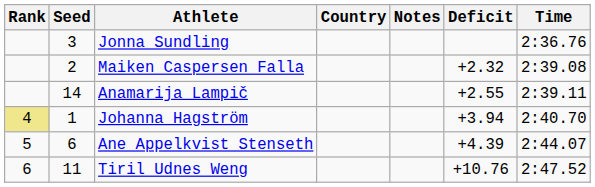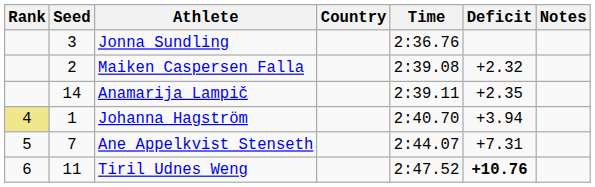columns swapped: (554, 17) <-> (417, 17)
(481, 94) +2.55 -> (500, 94) +2.35
(72, 144) 6 -> (72, 144) 7
(481, 144) +4.39 -> (500, 144) +7.31
(481, 170) normal -> (500, 170) bold
